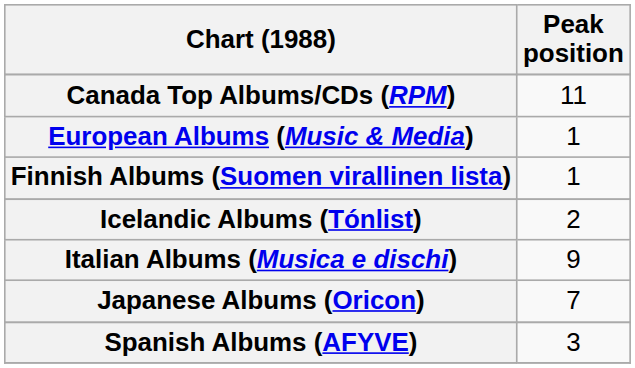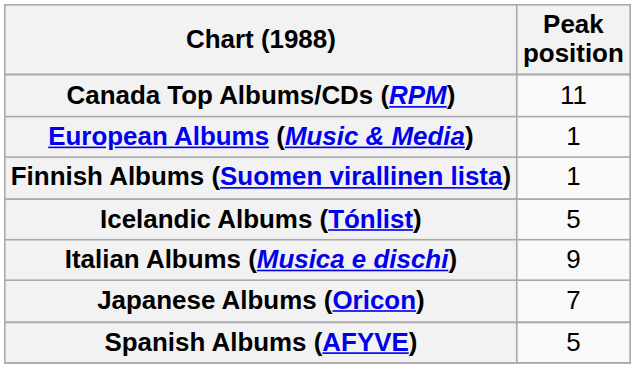(573, 218) 2 -> (573, 218) 5
(573, 341) 3 -> (573, 341) 5
